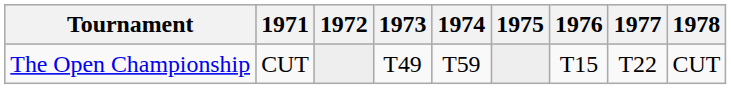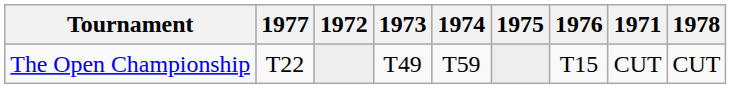columns swapped: (285, 24) <-> (638, 24)
